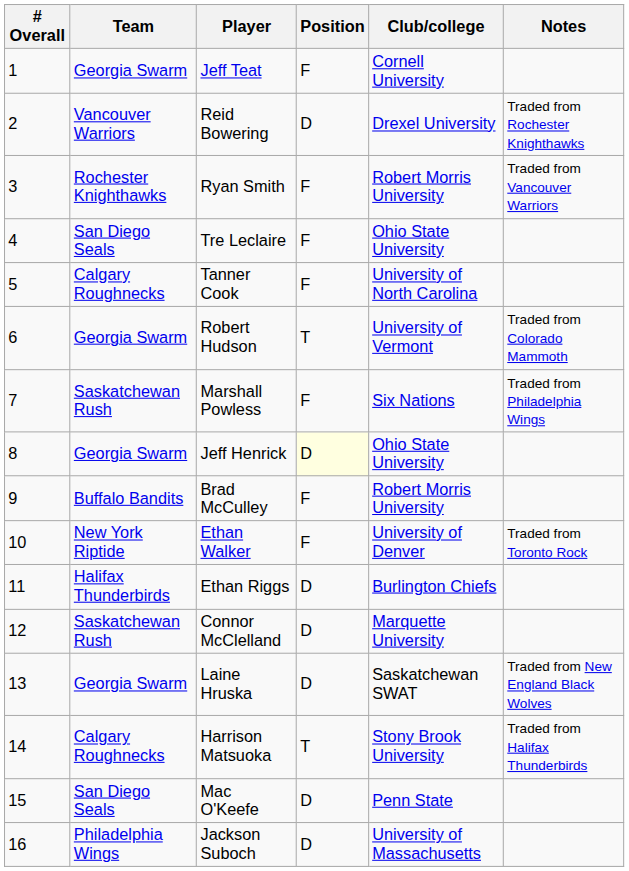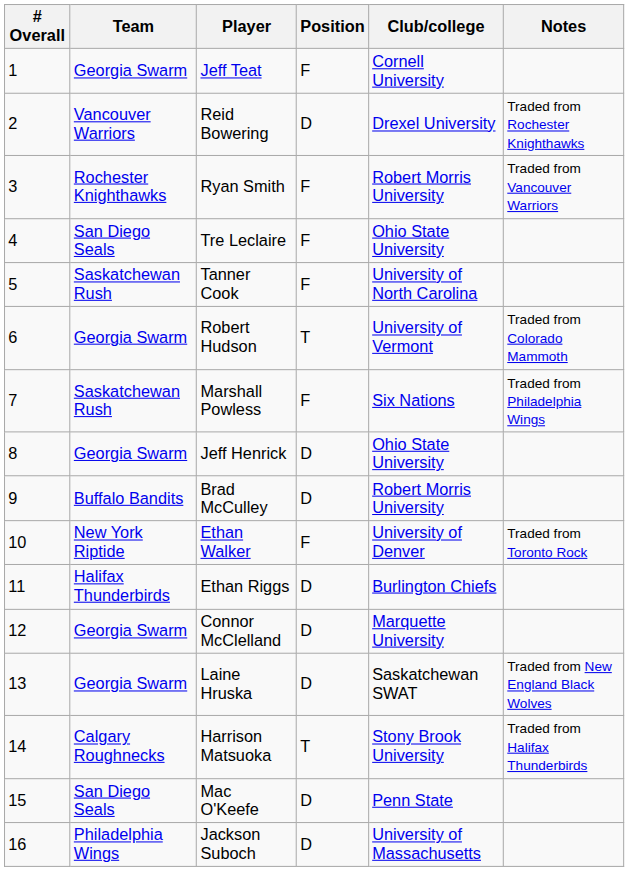(119, 284) Calgary Roughnecks -> (127, 284) Saskatchewan Rush
(306, 454) lightyellow background -> (306, 454) no background
(305, 498) F -> (306, 498) D
(127, 630) Saskatchewan Rush -> (131, 630) Georgia Swarm
